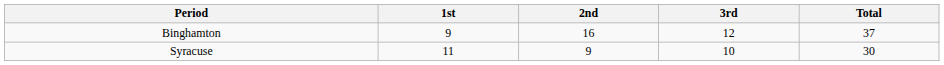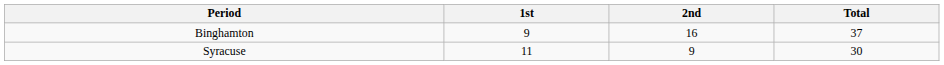- column: (729, 13)
